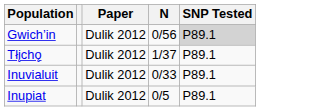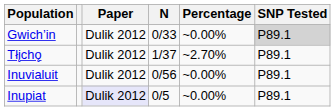+ column: (217, 14)
(164, 34) 0/56 -> (164, 34) 0/33
(164, 75) 0/33 -> (164, 75) 0/56
(116, 95) no background -> (116, 95) lavender background
